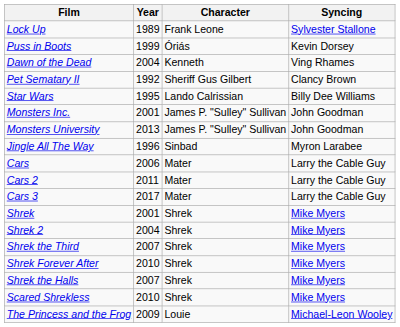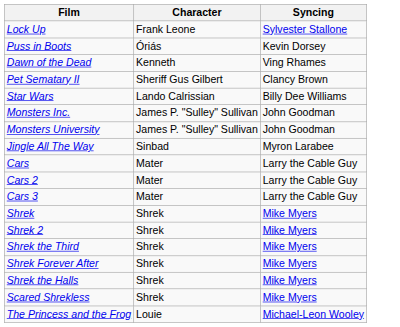- column: (148, 12)
